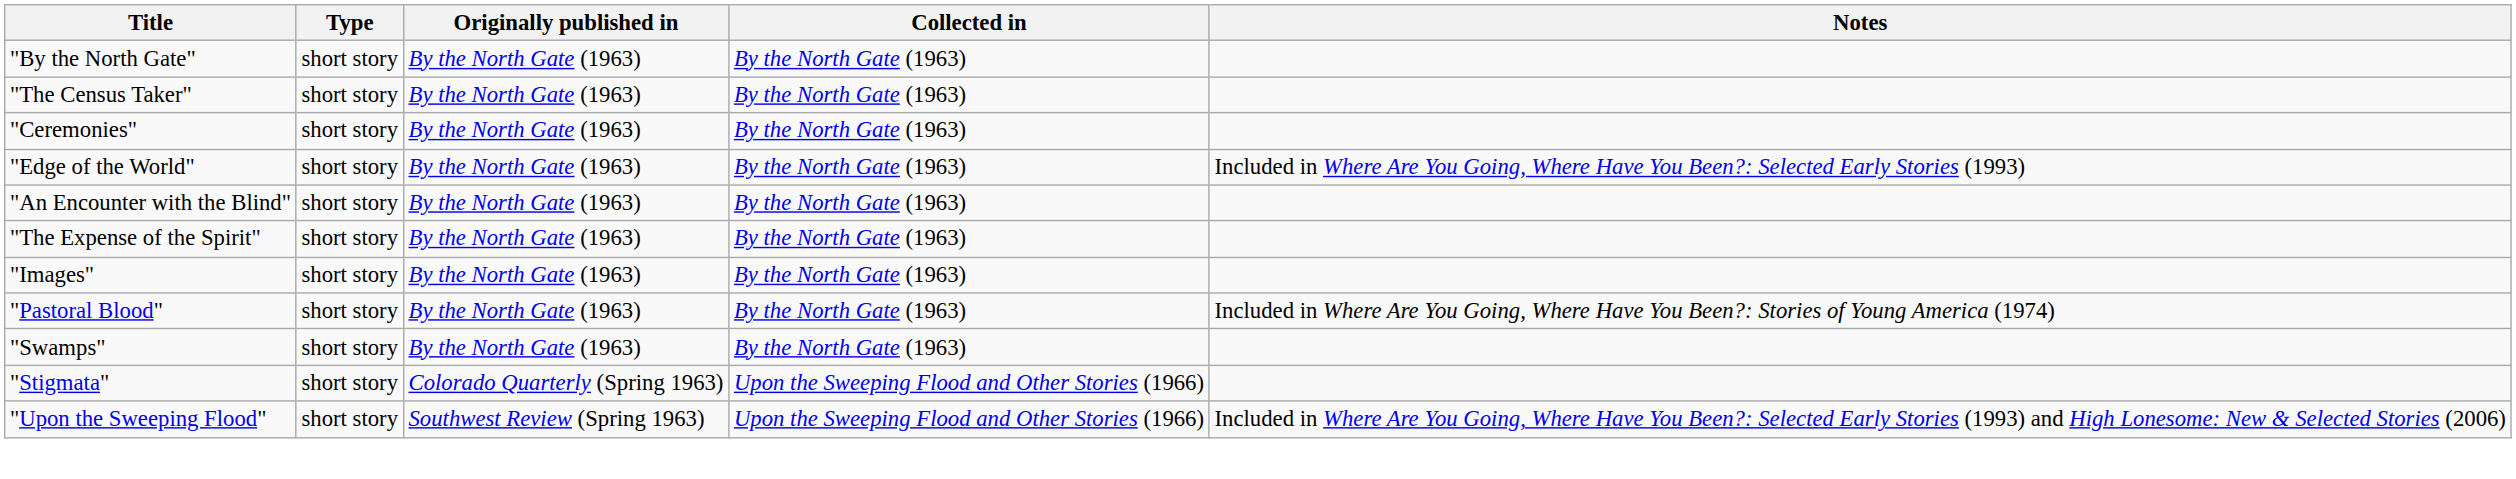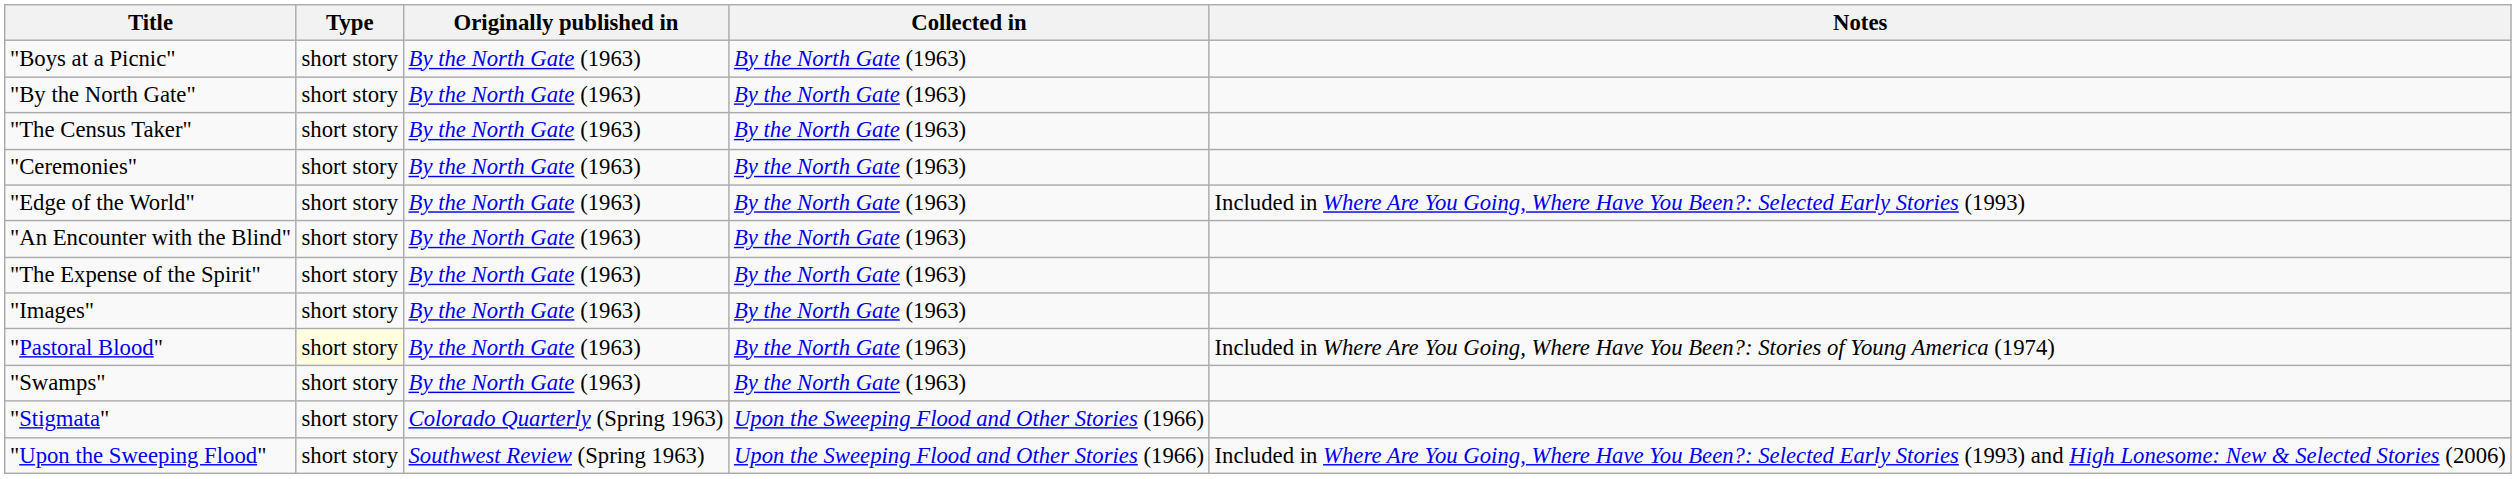+ row: (93, 58)
(350, 310) no background -> (350, 346) lightyellow background
